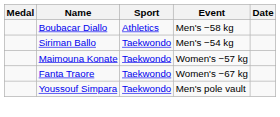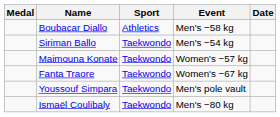+ row: (74, 105)
